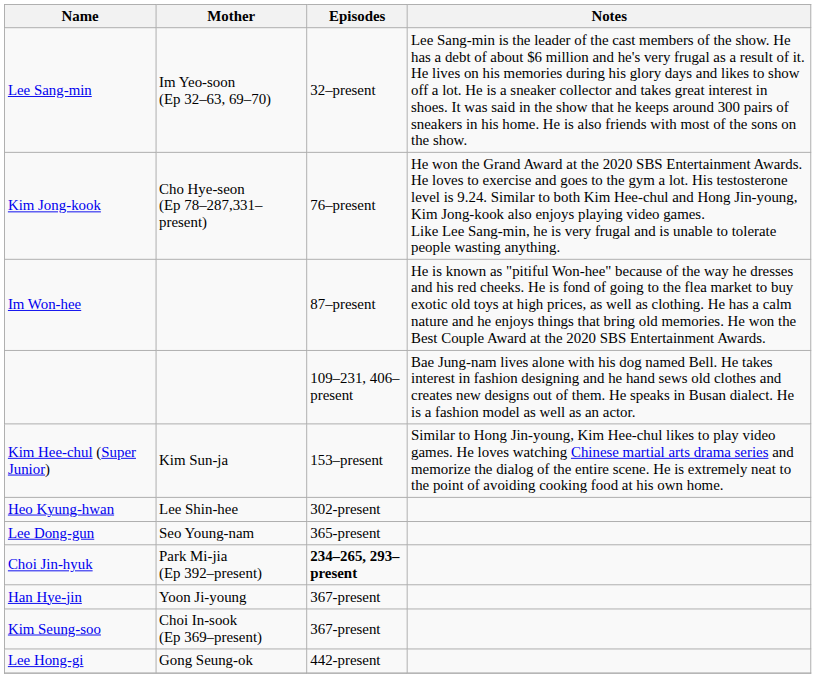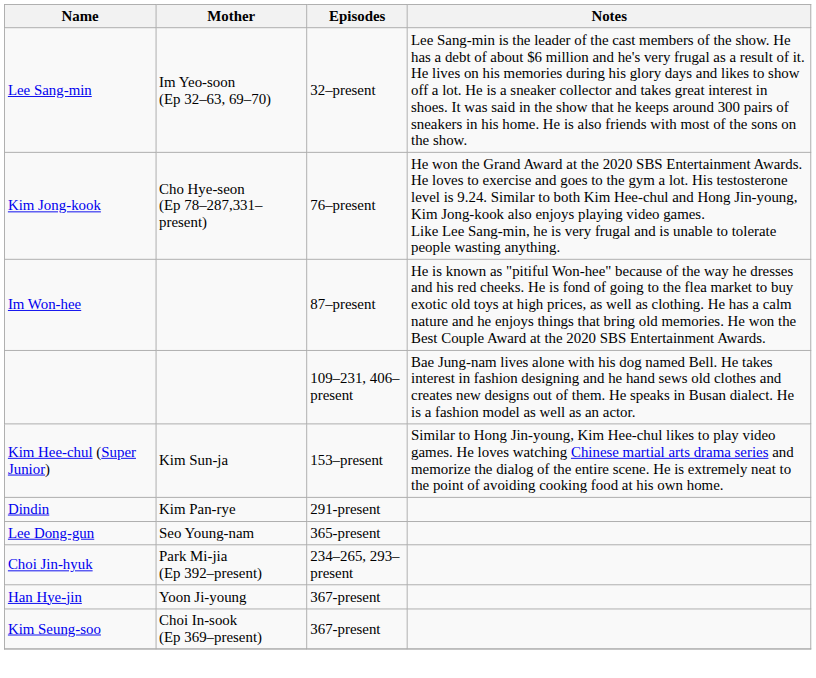+ row: (29, 509)
- row: (61, 509)
(355, 564) bold -> (355, 564) normal
- row: (46, 660)
